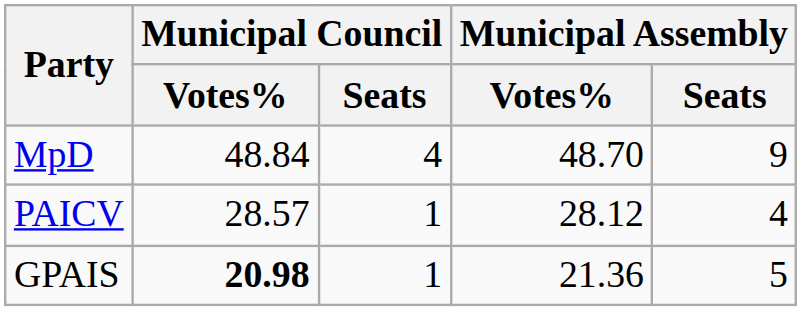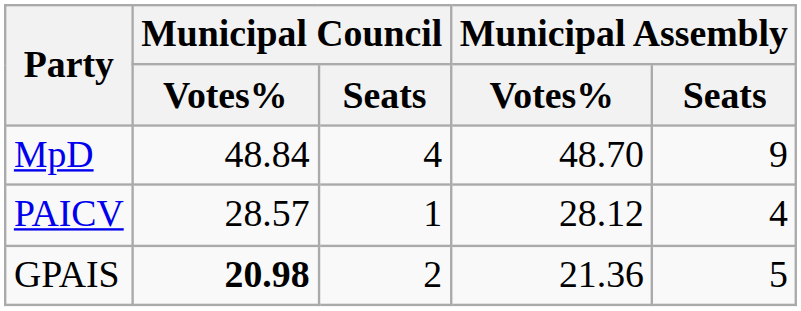(433, 273) 1 -> (433, 273) 2
